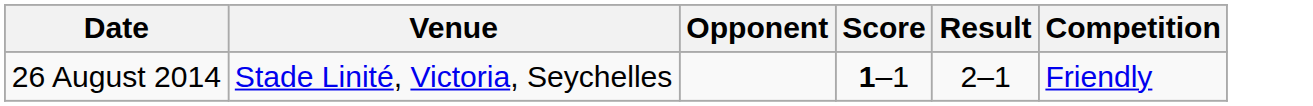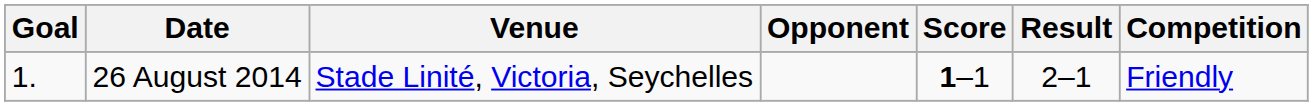+ column: (45, 28)
